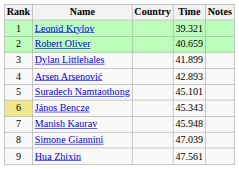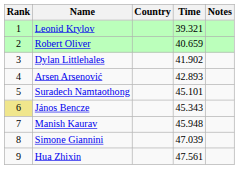(189, 60) 41.899 -> (189, 60) 41.902
